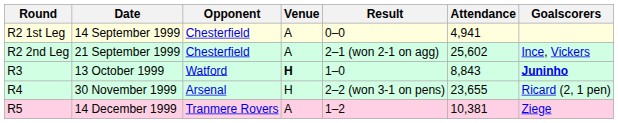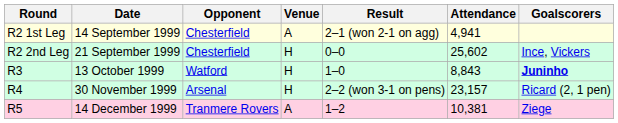(335, 33) 0–0 -> (382, 33) 2–1 (won 2-1 on agg)
(288, 52) A -> (288, 52) H
(382, 52) 2–1 (won 2-1 on agg) -> (335, 52) 0–0
(288, 71) bold -> (288, 71) normal
(469, 90) 23,655 -> (469, 90) 23,157
